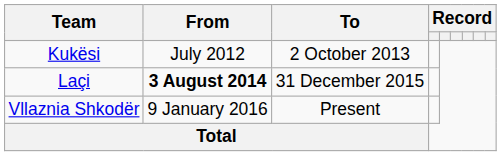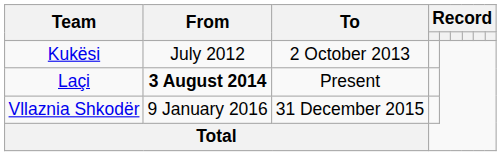(350, 81) 31 December 2015 -> (350, 81) Present
(350, 109) Present -> (350, 109) 31 December 2015
